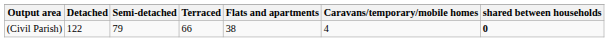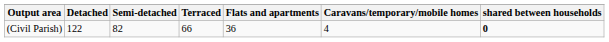(118, 28) 79 -> (118, 28) 82
(231, 28) 38 -> (231, 28) 36
